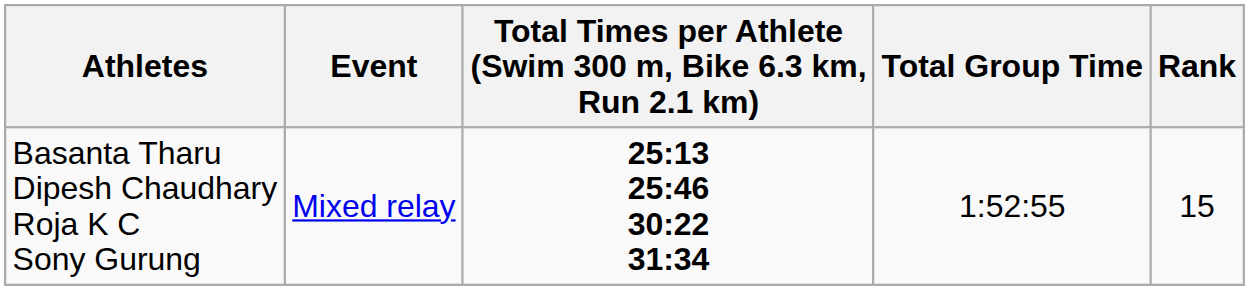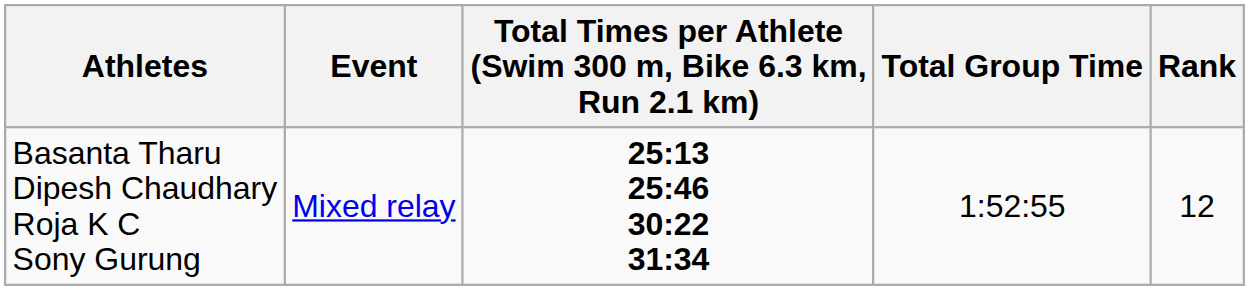(1197, 206) 15 -> (1197, 206) 12
